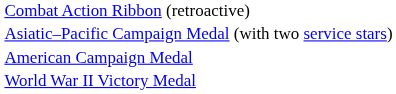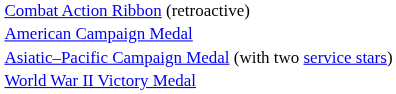rows swapped: (99, 57) <-> (198, 34)
